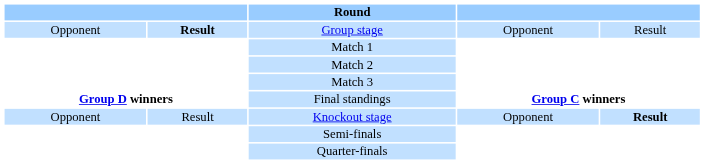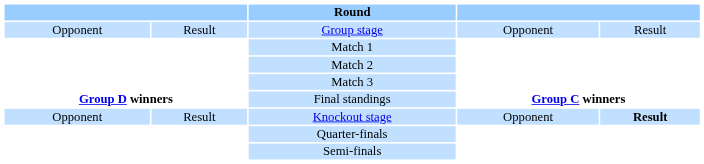(198, 29) bold -> (199, 29) normal
rows swapped: (352, 151) <-> (352, 134)
